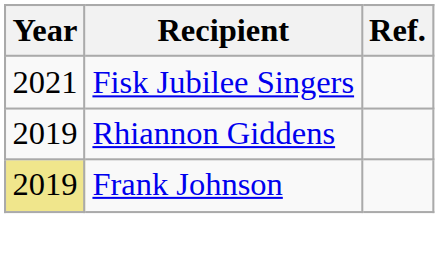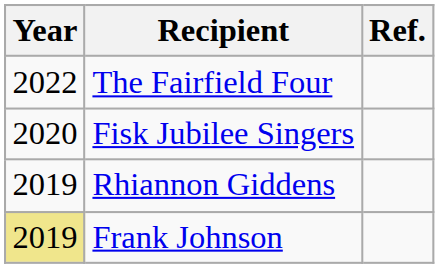+ row: (212, 81)
(45, 81) 2021 -> (45, 133) 2020
